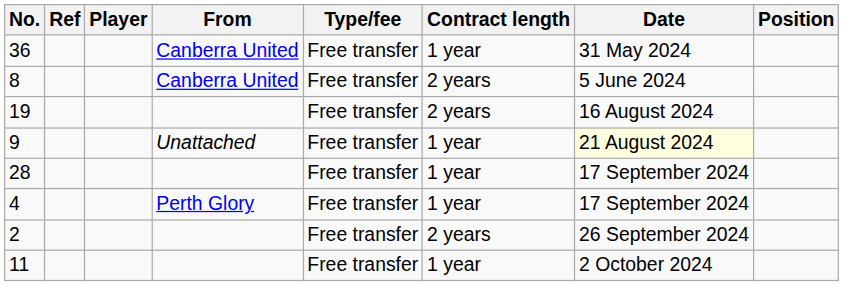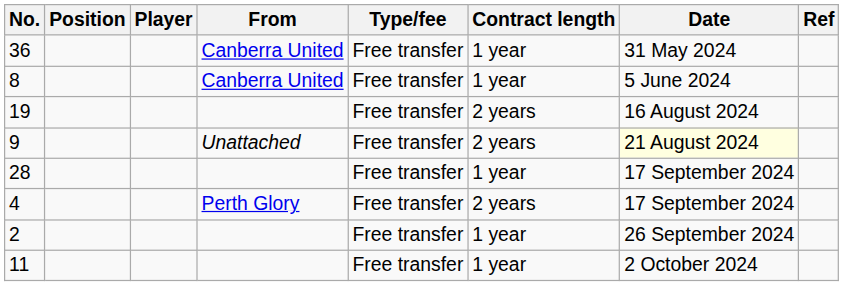columns swapped: (796, 19) <-> (65, 19)
(459, 81) 2 years -> (499, 81) 1 year
(454, 142) 1 year -> (504, 142) 2 years
(454, 204) 1 year -> (504, 204) 2 years
(459, 234) 2 years -> (499, 234) 1 year
